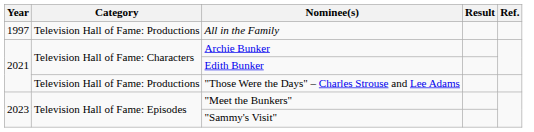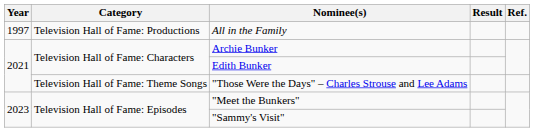(117, 83) Television Hall of Fame: Productions -> (120, 83) Television Hall of Fame: Theme Songs
